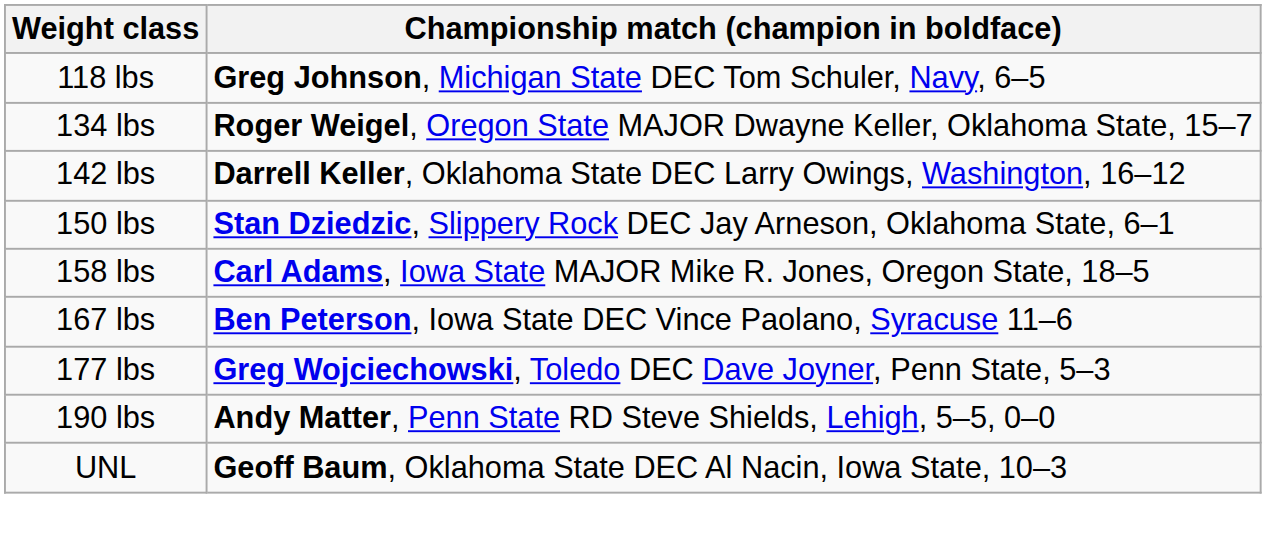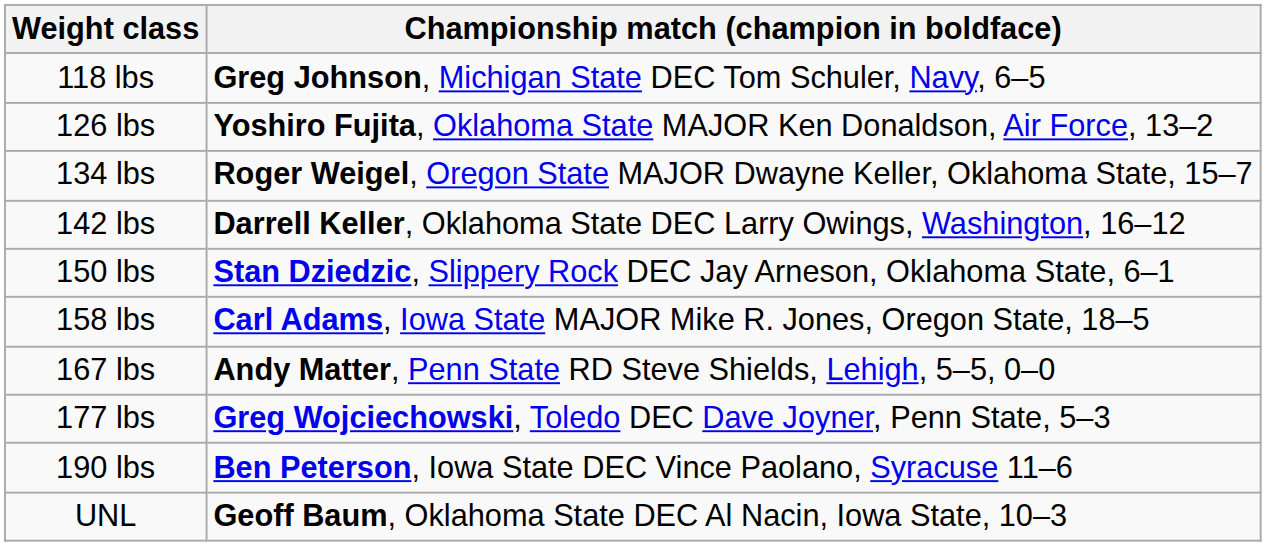+ row: (106, 126)
(643, 321) Ben Peterson, Iowa State DEC Vince Paolano, Syracuse 11–6 -> (634, 369) Andy Matter, Penn State RD Steve Shields, Lehigh, 5–5, 0–0
(634, 418) Andy Matter, Penn State RD Steve Shields, Lehigh, 5–5, 0–0 -> (643, 467) Ben Peterson, Iowa State DEC Vince Paolano, Syracuse 11–6
